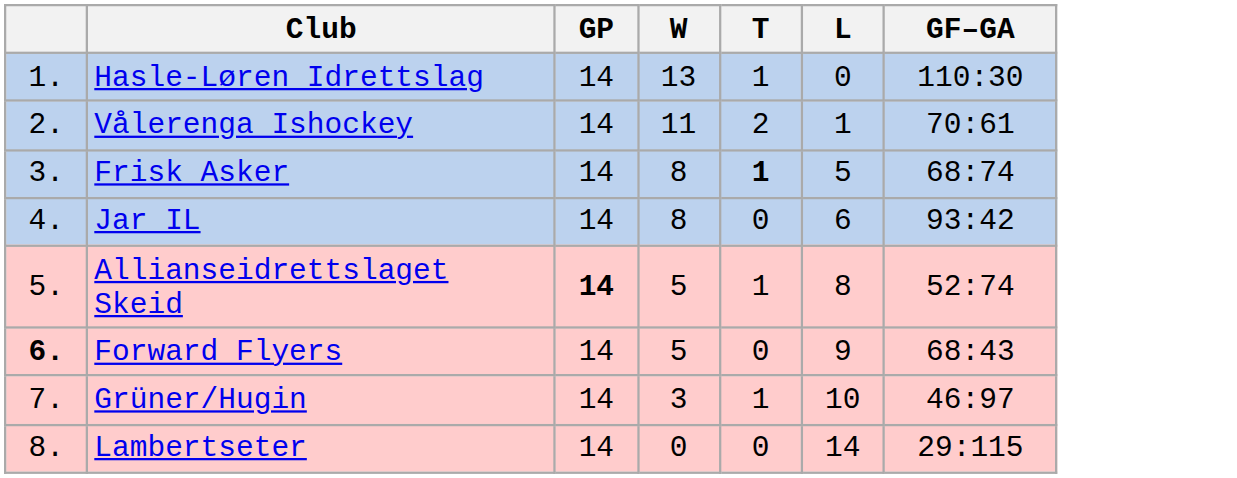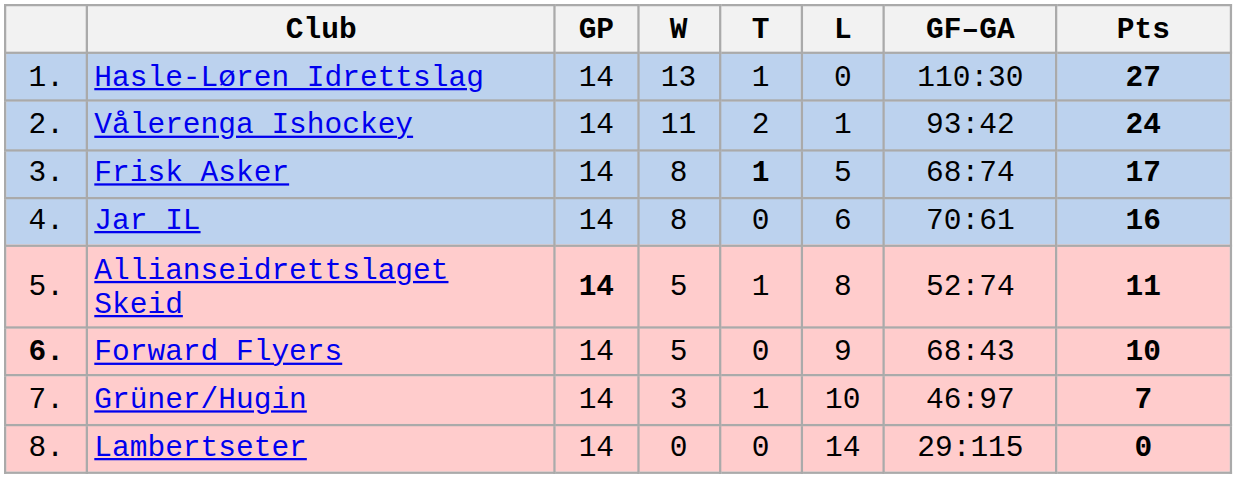+ column: (1143, 29)
(970, 125) 70:61 -> (970, 125) 93:42
(970, 222) 93:42 -> (970, 222) 70:61
